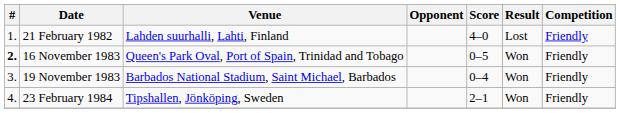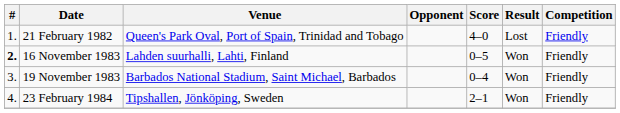(207, 35) Lahden suurhalli, Lahti, Finland -> (265, 35) Queen's Park Oval, Port of Spain, Trinidad and Tobago
(265, 56) Queen's Park Oval, Port of Spain, Trinidad and Tobago -> (207, 56) Lahden suurhalli, Lahti, Finland
